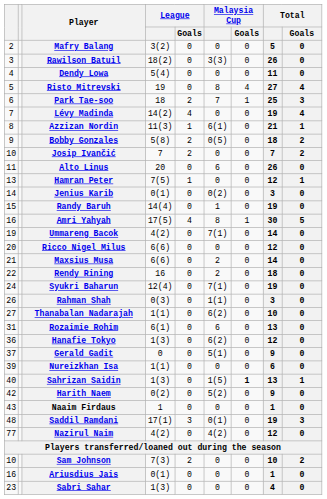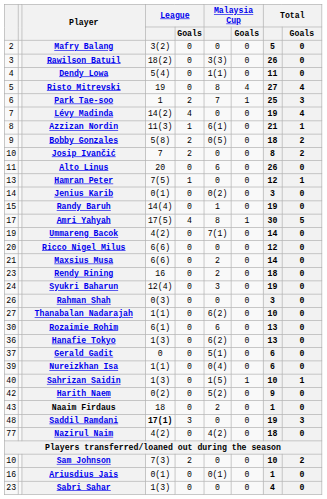(218, 74) 0 -> (218, 74) 1(1)
(160, 101) 18 -> (160, 101) 1
(273, 154) 7 -> (273, 154) 8
(11, 221) 16 -> (11, 221) 17
(11, 274) 22 -> (11, 274) 23
(218, 287) 7(1) -> (218, 287) 3
(218, 301) 1(1) -> (218, 301) 0
(11, 327) 31 -> (11, 327) 30
(273, 341) 12 -> (273, 341) 13
(273, 354) 9 -> (273, 354) 6
(218, 367) 0 -> (218, 367) 0(4)
(247, 381) bold -> (247, 381) normal
(273, 381) 13 -> (273, 381) 10
(160, 408) 1 -> (160, 408) 18
(218, 408) 0 -> (218, 408) 2
(160, 421) normal -> (160, 421) bold
(218, 421) 0(1) -> (218, 421) 0
(273, 434) 12 -> (273, 434) 18
(218, 474) 0 -> (218, 474) 0(1)
